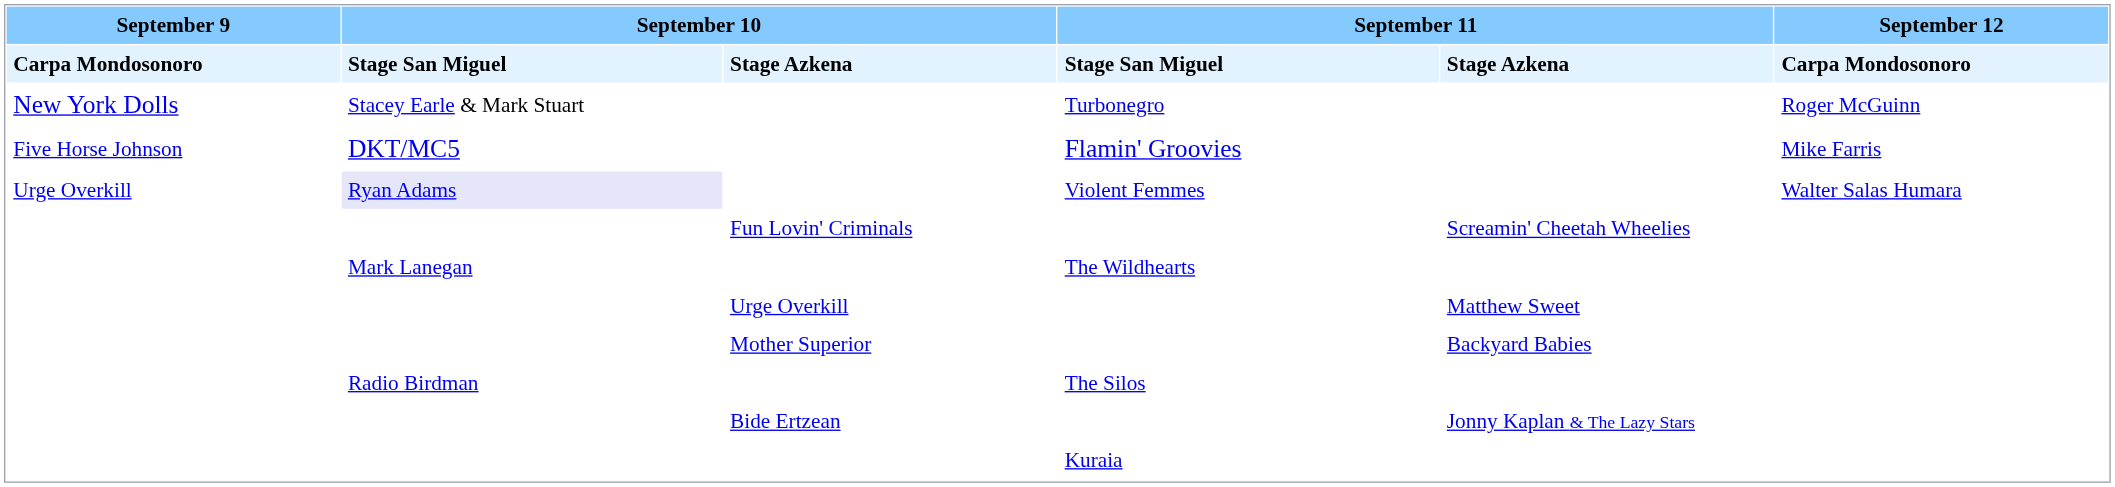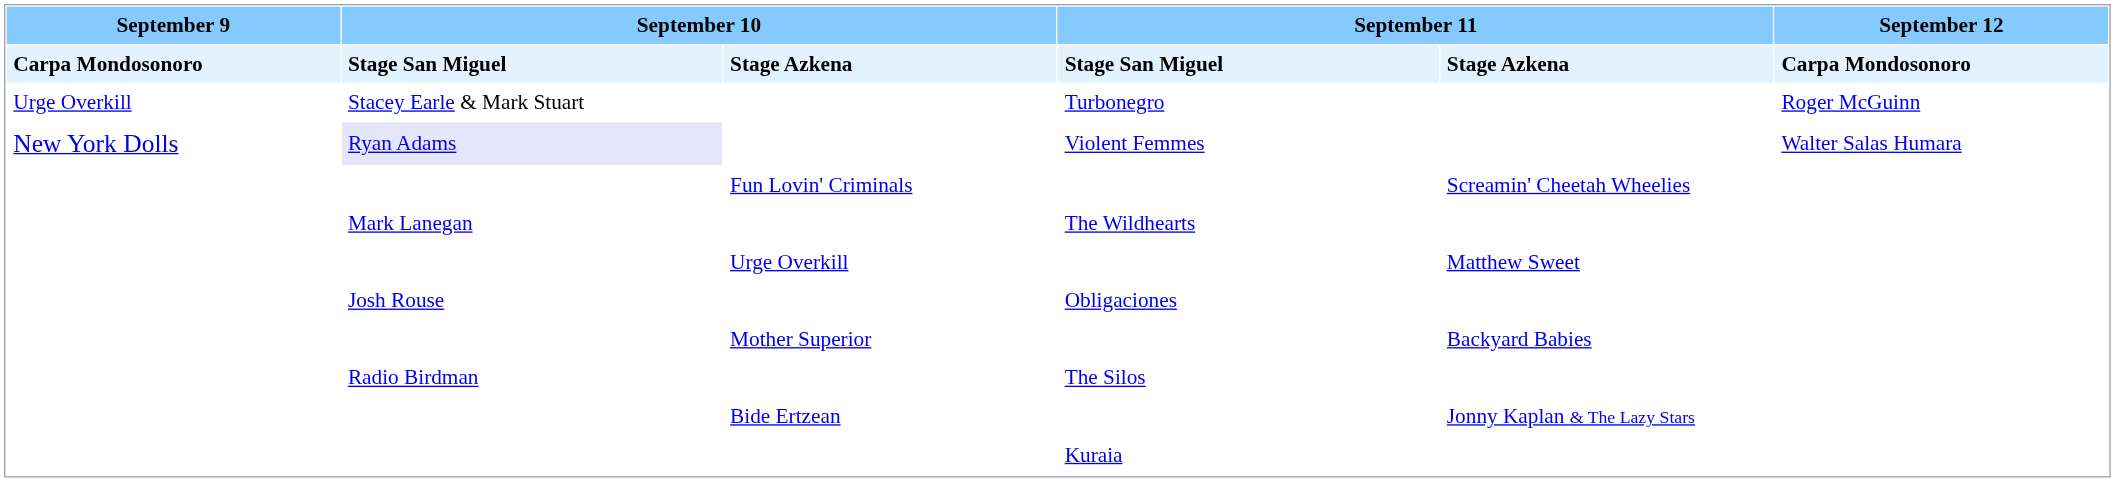(96, 104) New York Dolls -> (73, 102) Urge Overkill
- row: (890, 149)
(73, 190) Urge Overkill -> (96, 143) New York Dolls
+ row: (890, 301)
